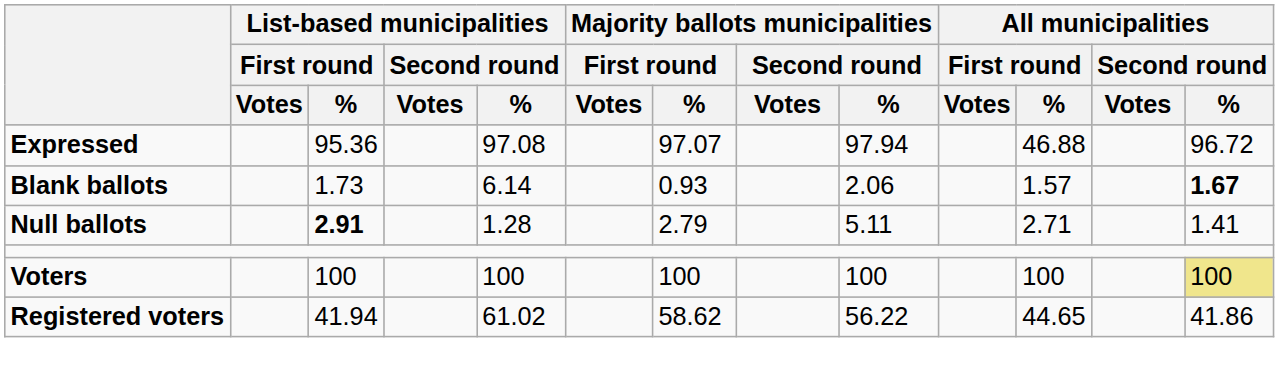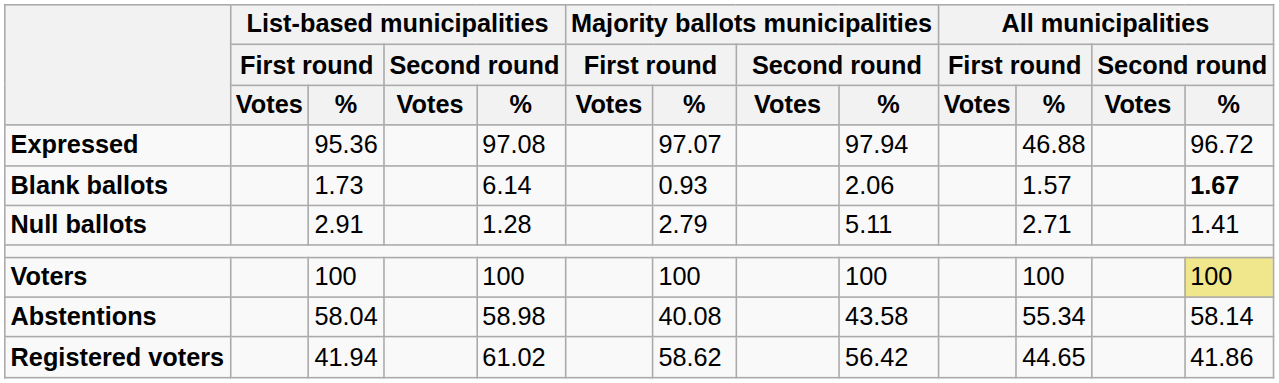(339, 225) bold -> (339, 225) normal
+ row: (84, 316)
(877, 316) 56.22 -> (877, 356) 56.42
